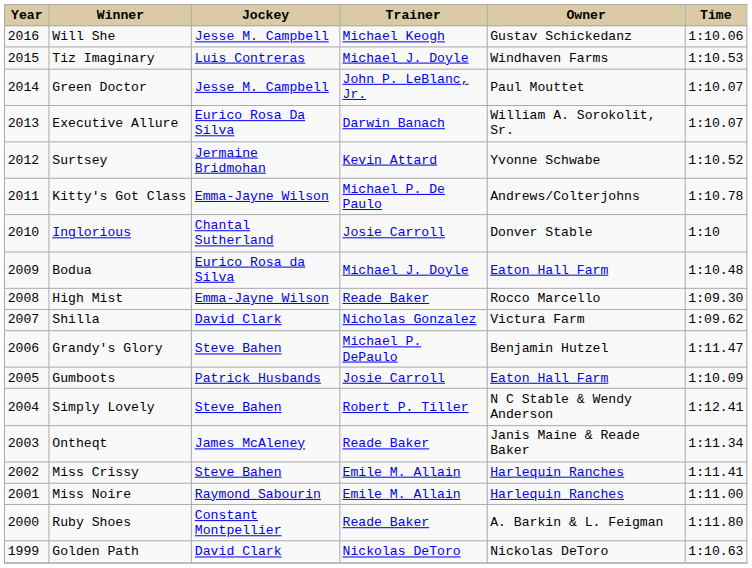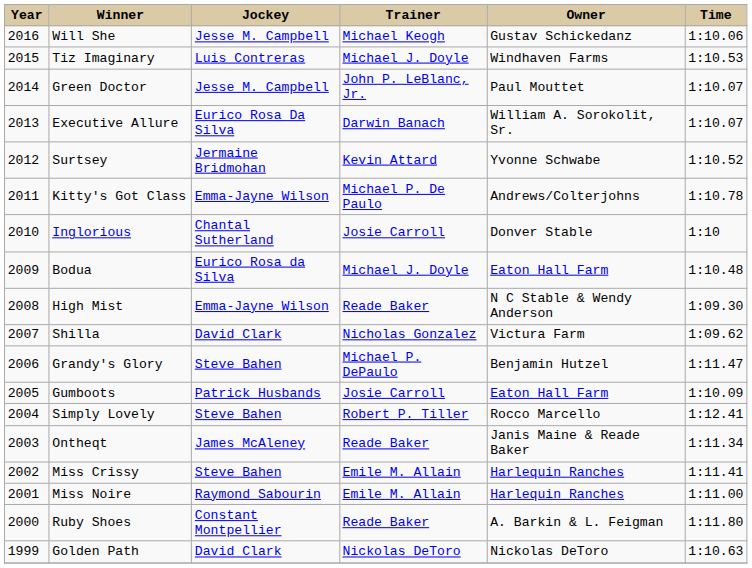(545, 299) Rocco Marcello -> (561, 306) N C Stable & Wendy Anderson
(561, 407) N C Stable & Wendy Anderson -> (545, 415) Rocco Marcello
